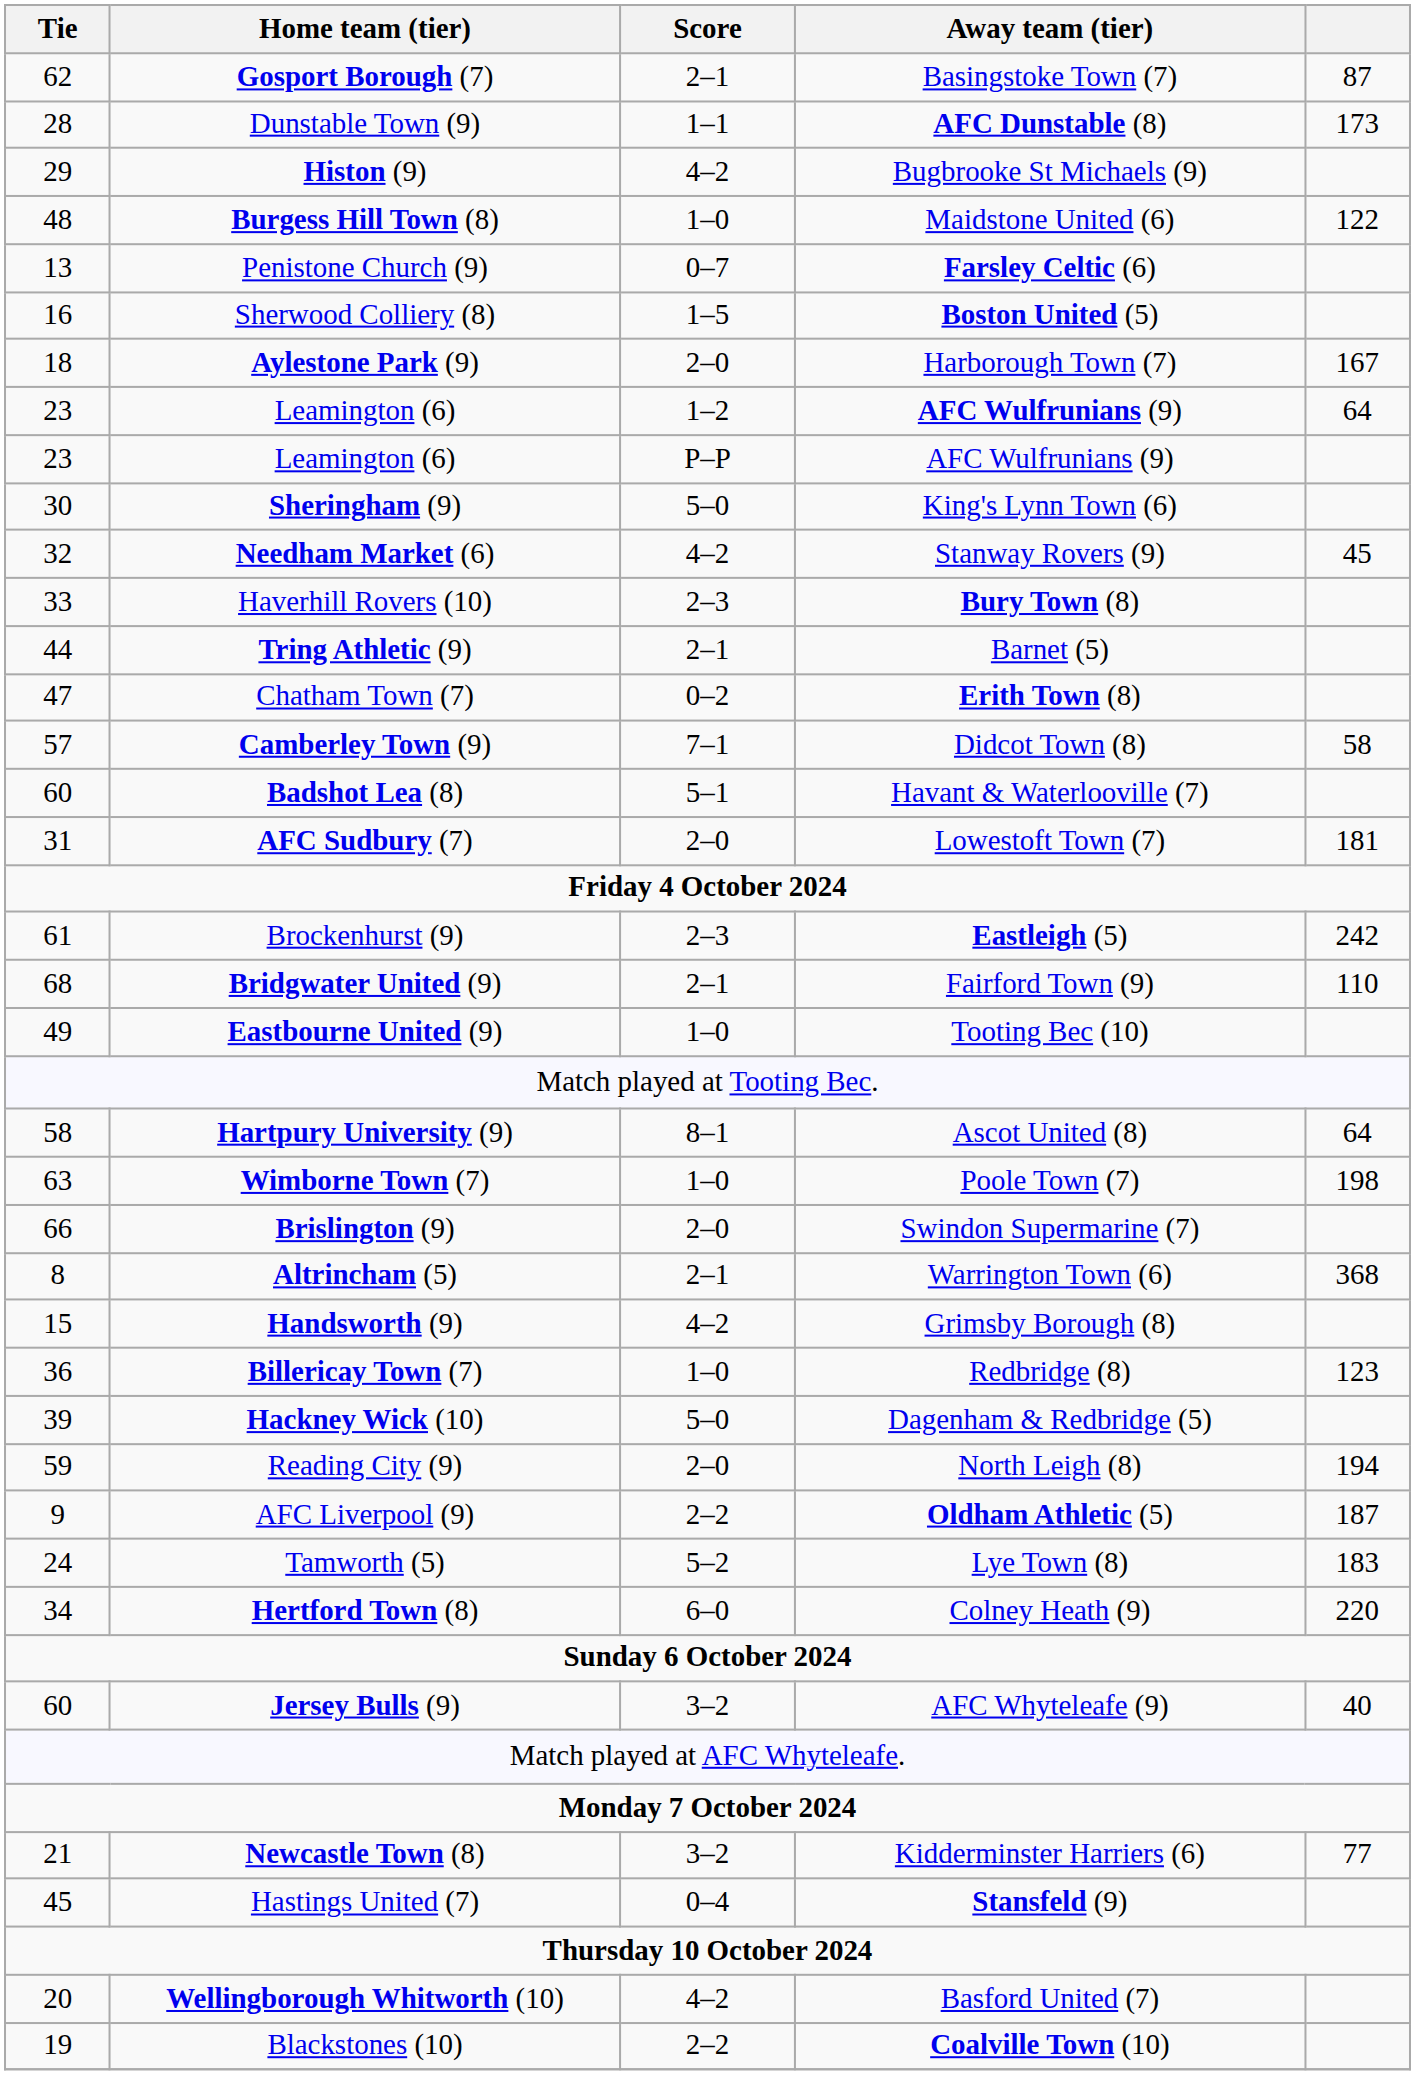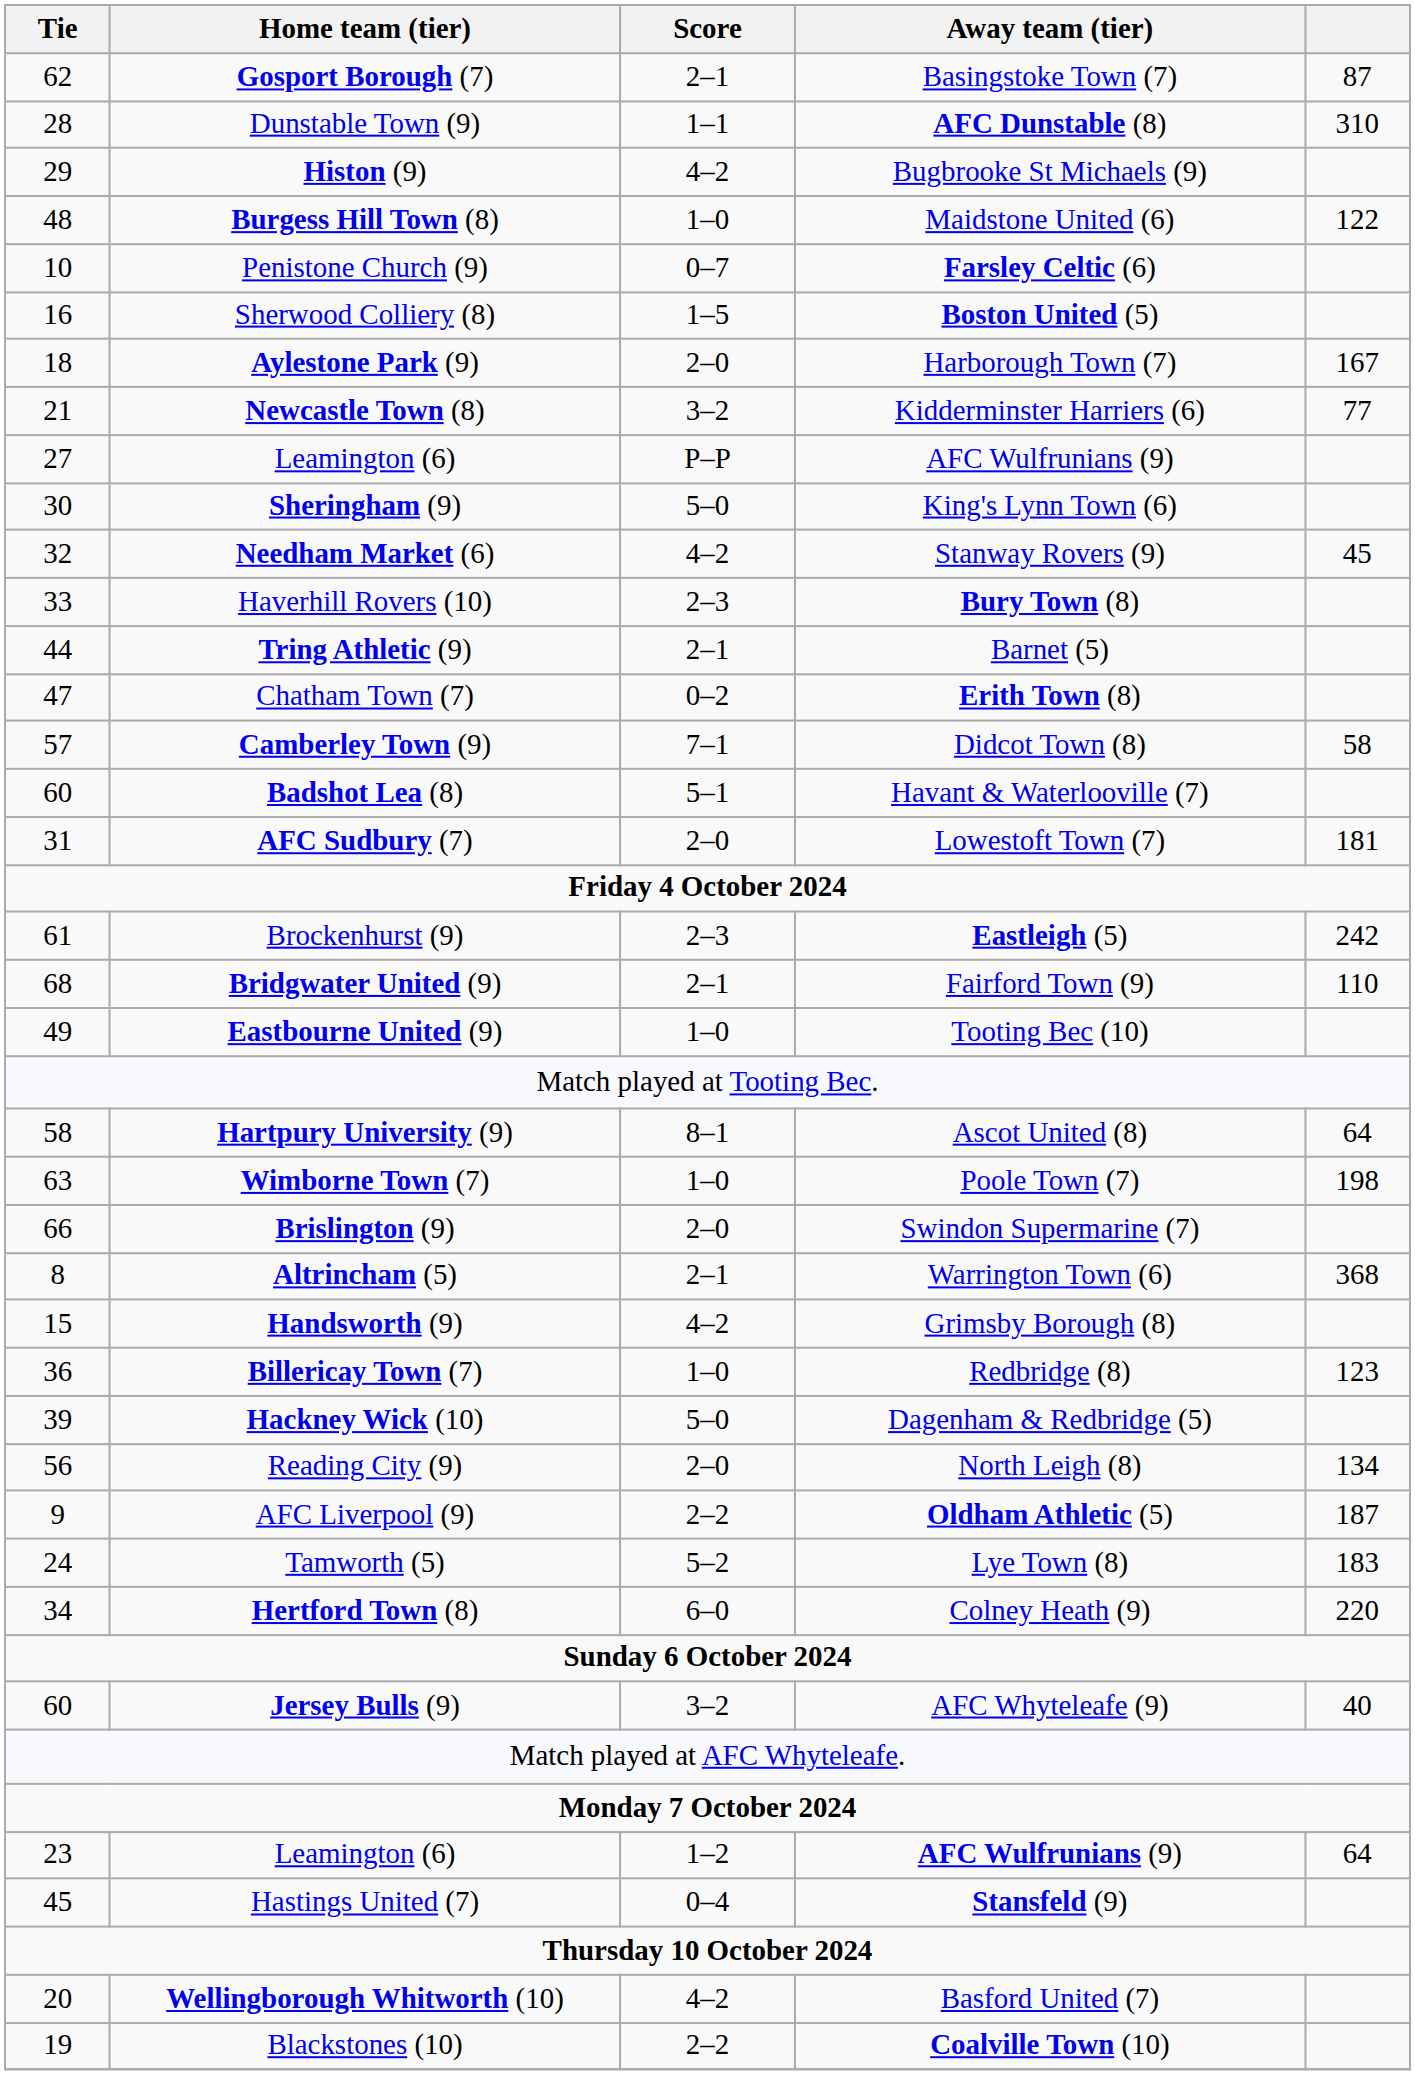(1357, 124) 173 -> (1357, 124) 310
(58, 267) 13 -> (58, 267) 10
rows swapped: (365, 1854) <-> (365, 410)
(58, 458) 23 -> (58, 458) 27
(58, 1466) 59 -> (58, 1466) 56
(1357, 1466) 194 -> (1357, 1466) 134
